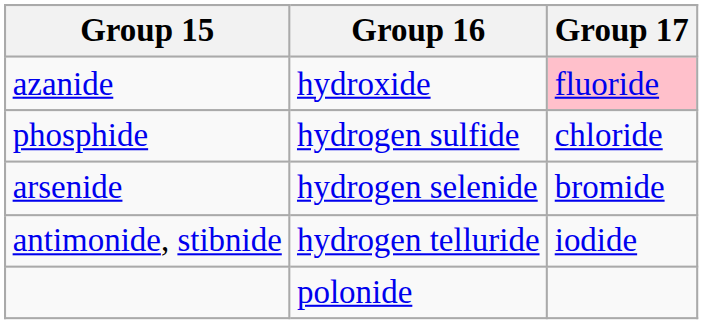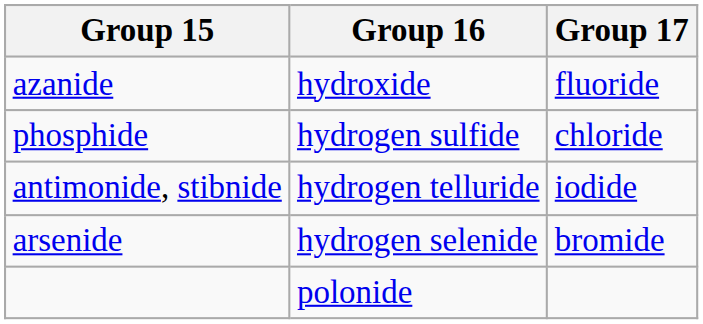(607, 82) pink background -> (607, 82) no background
rows swapped: (68, 187) <-> (147, 239)
